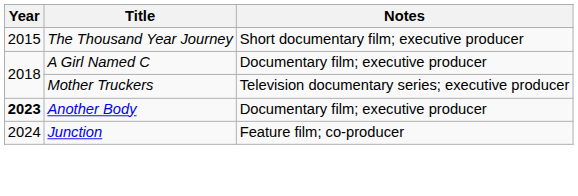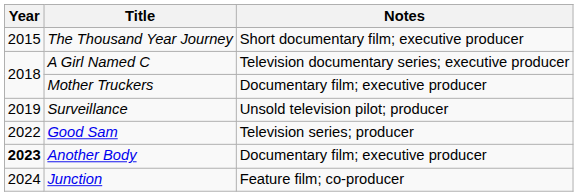(363, 62) Documentary film; executive producer -> (405, 62) Television documentary series; executive producer
(405, 86) Television documentary series; executive producer -> (363, 86) Documentary film; executive producer
+ row: (87, 109)
+ row: (83, 132)
